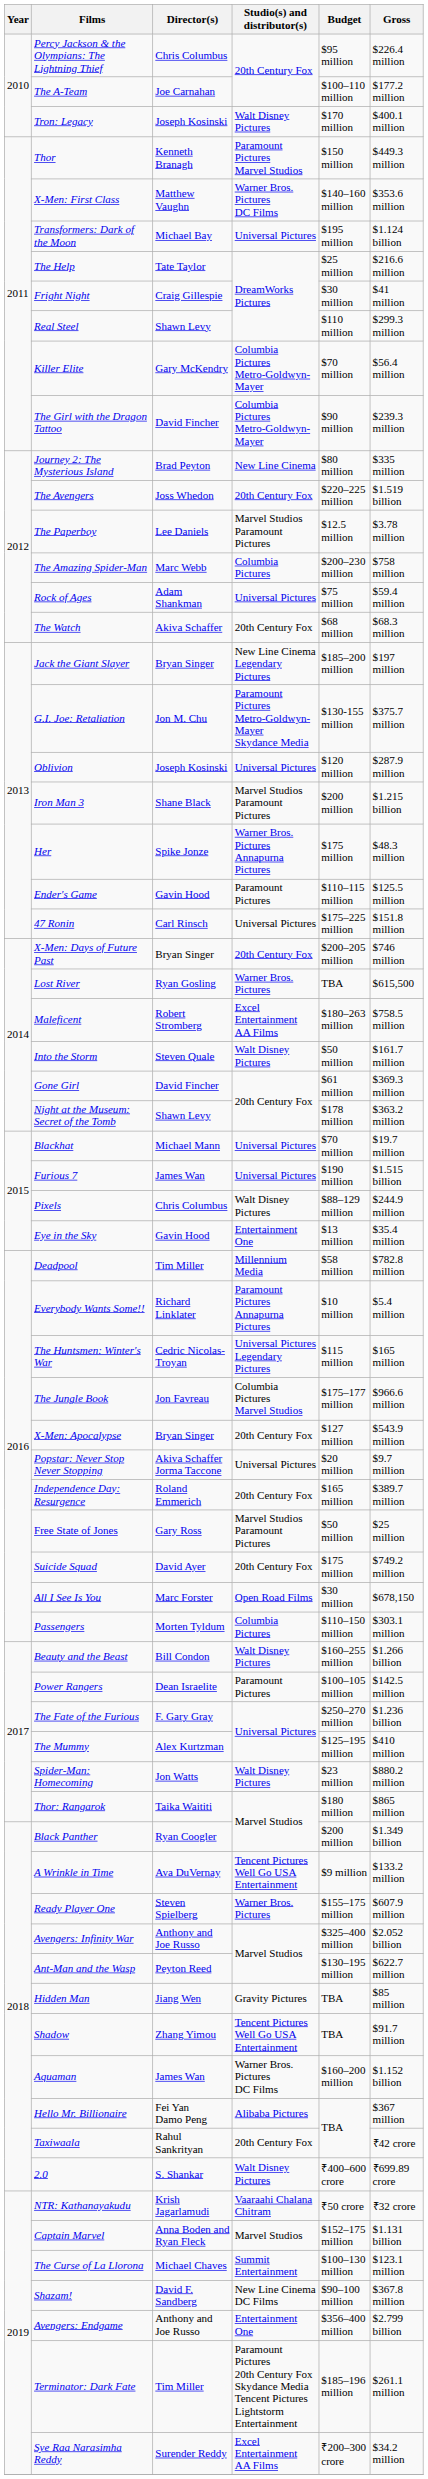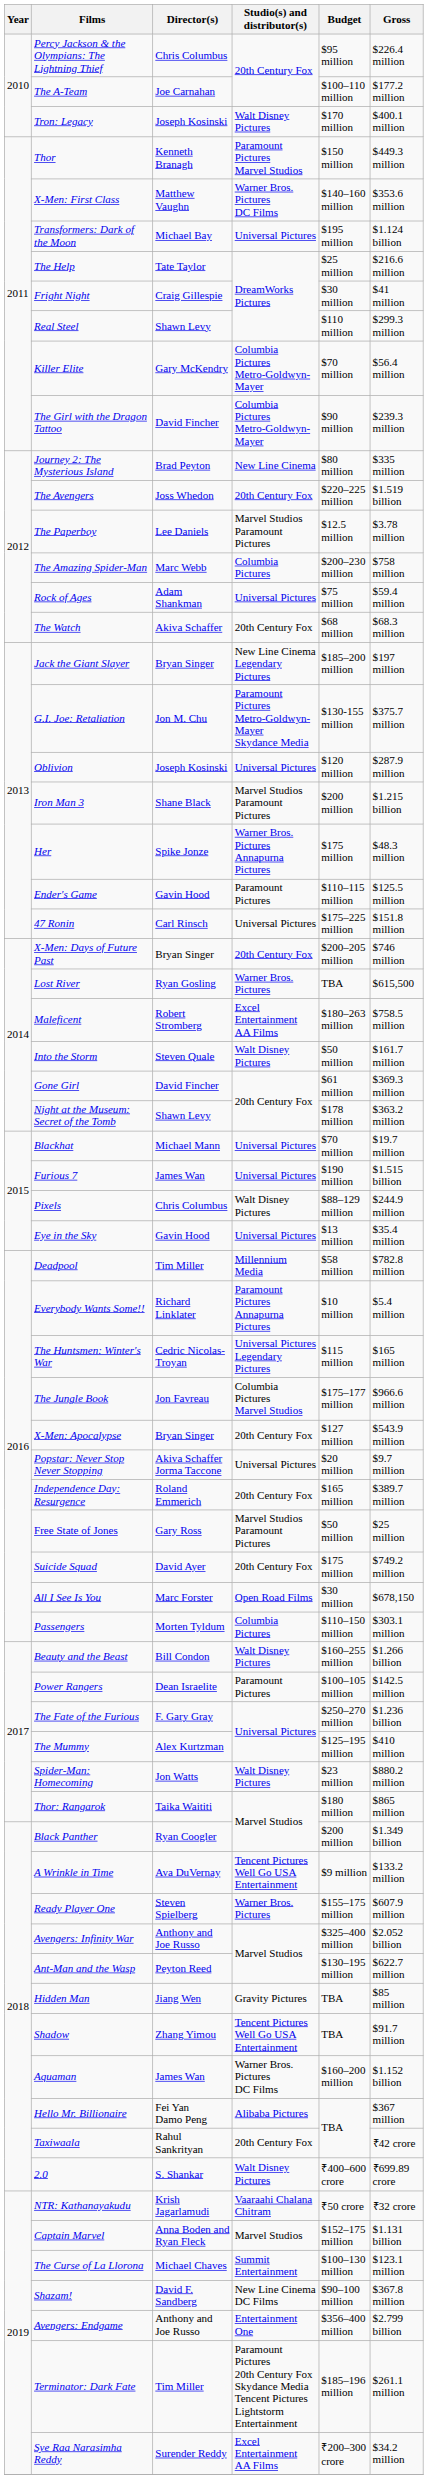(266, 1235) Entertainment One -> (275, 1235) Universal Pictures
